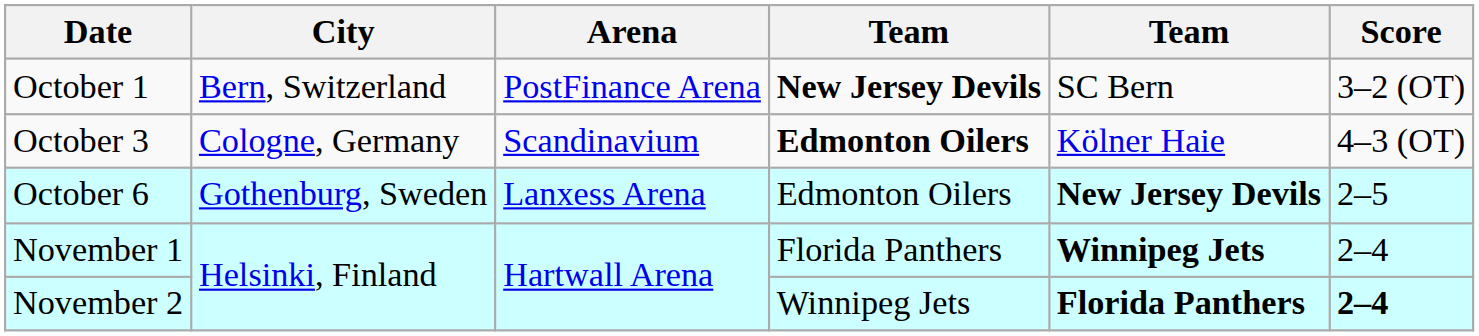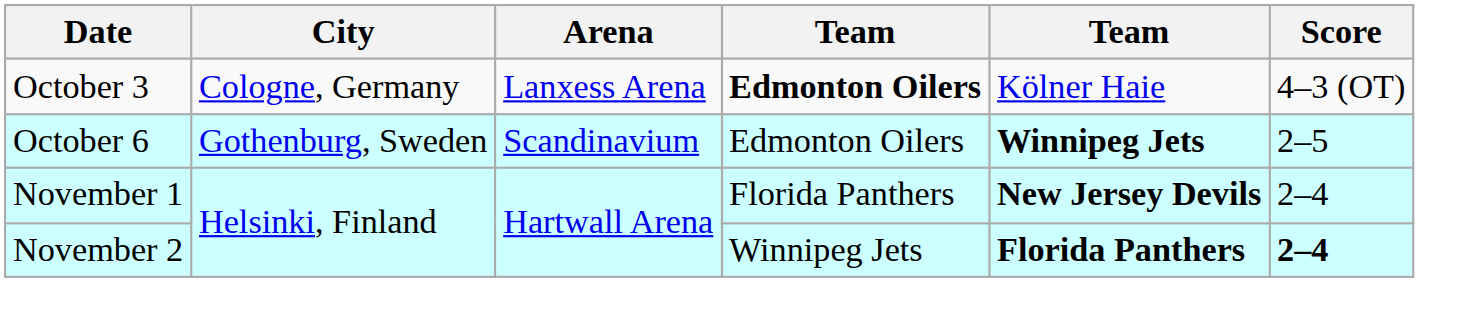- row: (81, 85)
(601, 140) Scandinavium -> (604, 85) Lanxess Arena
(604, 194) Lanxess Arena -> (601, 140) Scandinavium
(1189, 194) New Jersey Devils -> (1101, 140) Winnipeg Jets
(1161, 248) Winnipeg Jets -> (1129, 194) New Jersey Devils
